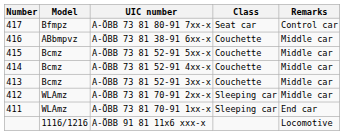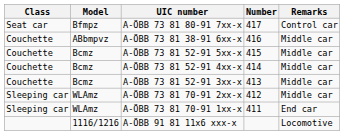columns swapped: (22, 11) <-> (246, 11)
